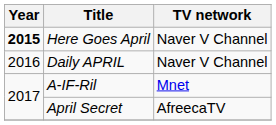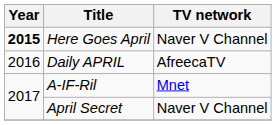(212, 62) Naver V Channel -> (191, 62) AfreecaTV
(191, 108) AfreecaTV -> (212, 108) Naver V Channel
